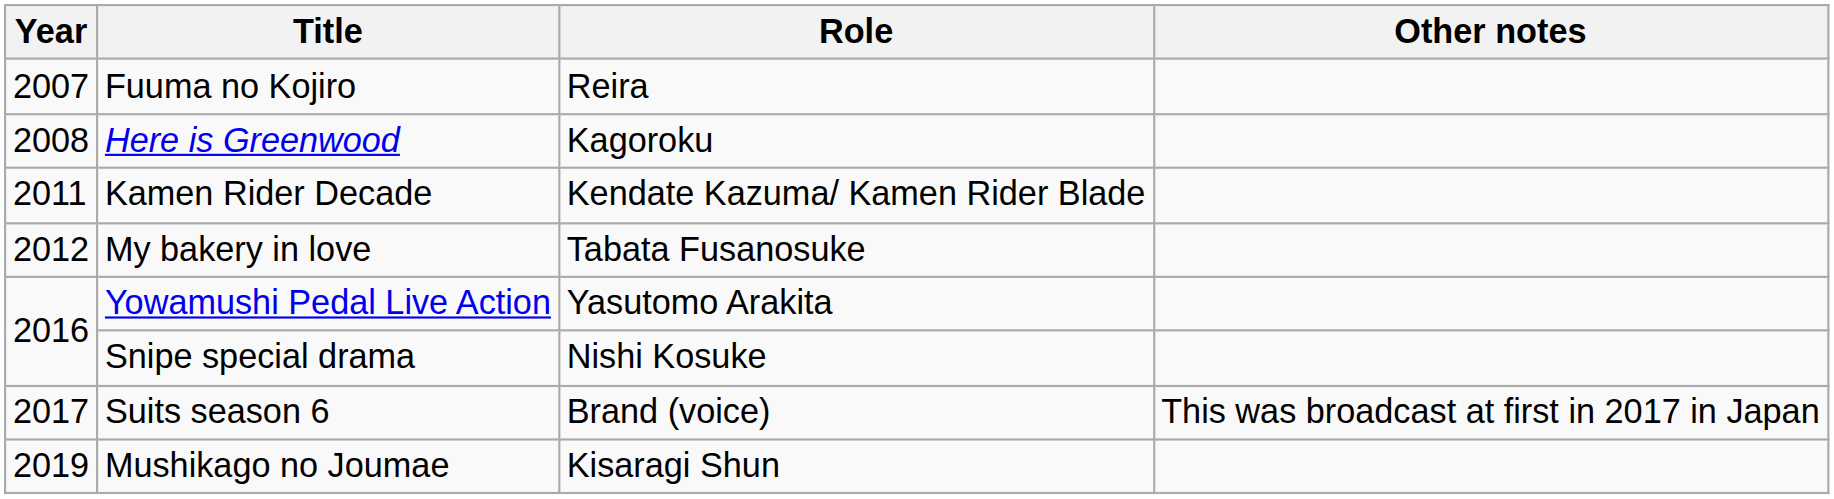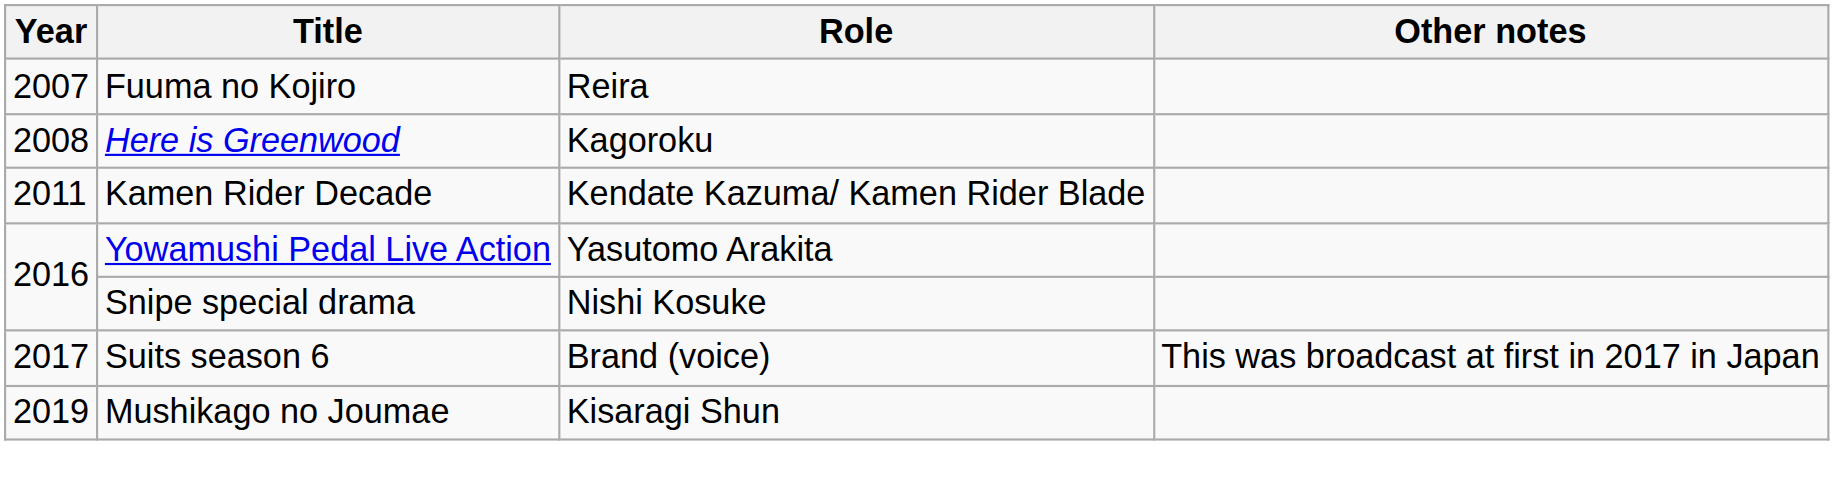- row: (238, 248)
